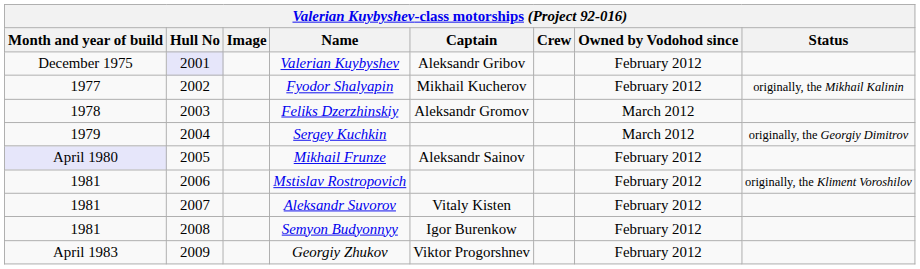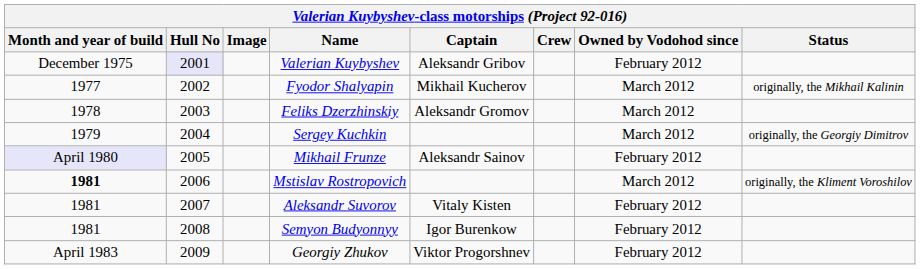(658, 87) February 2012 -> (658, 87) March 2012
(85, 181) normal -> (85, 181) bold
(658, 181) February 2012 -> (658, 181) March 2012
